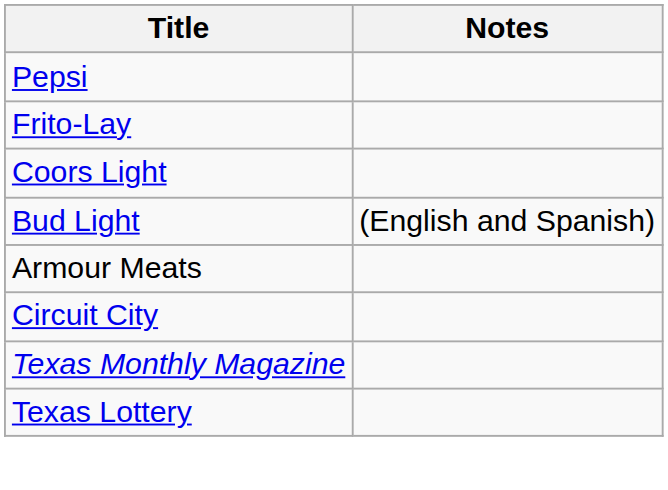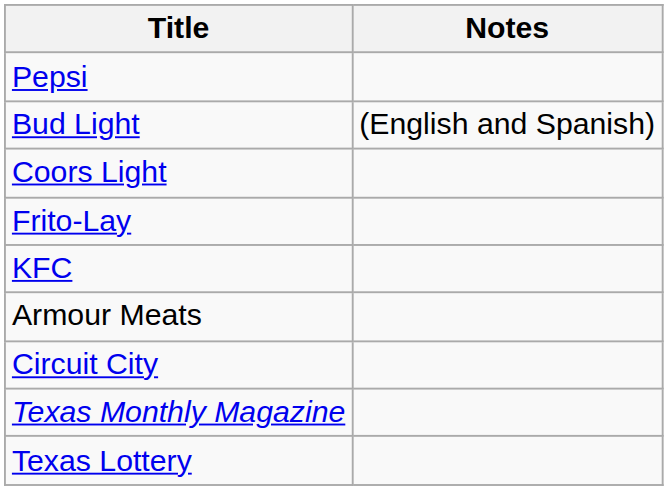rows swapped: (76, 220) <-> (72, 124)
+ row: (42, 268)
